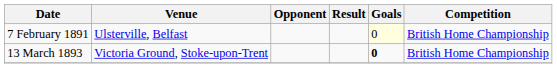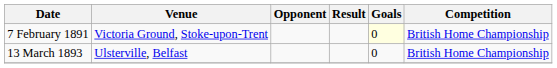(141, 33) Ulsterville, Belfast -> (181, 33) Victoria Ground, Stoke-upon-Trent
(181, 53) Victoria Ground, Stoke-upon-Trent -> (141, 53) Ulsterville, Belfast
(374, 53) bold -> (374, 53) normal
